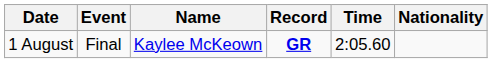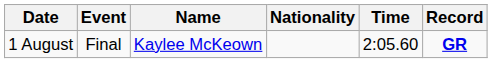columns swapped: (441, 17) <-> (299, 17)
